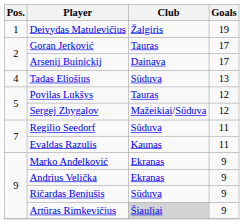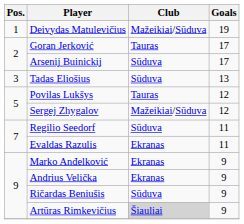(147, 29) Žalgiris -> (169, 29) Mažeikiai/Sūduva
(148, 62) Dainava -> (146, 62) Sūduva
(16, 78) 4 -> (16, 78) 3
(146, 144) Kaunas -> (147, 144) Ekranas
